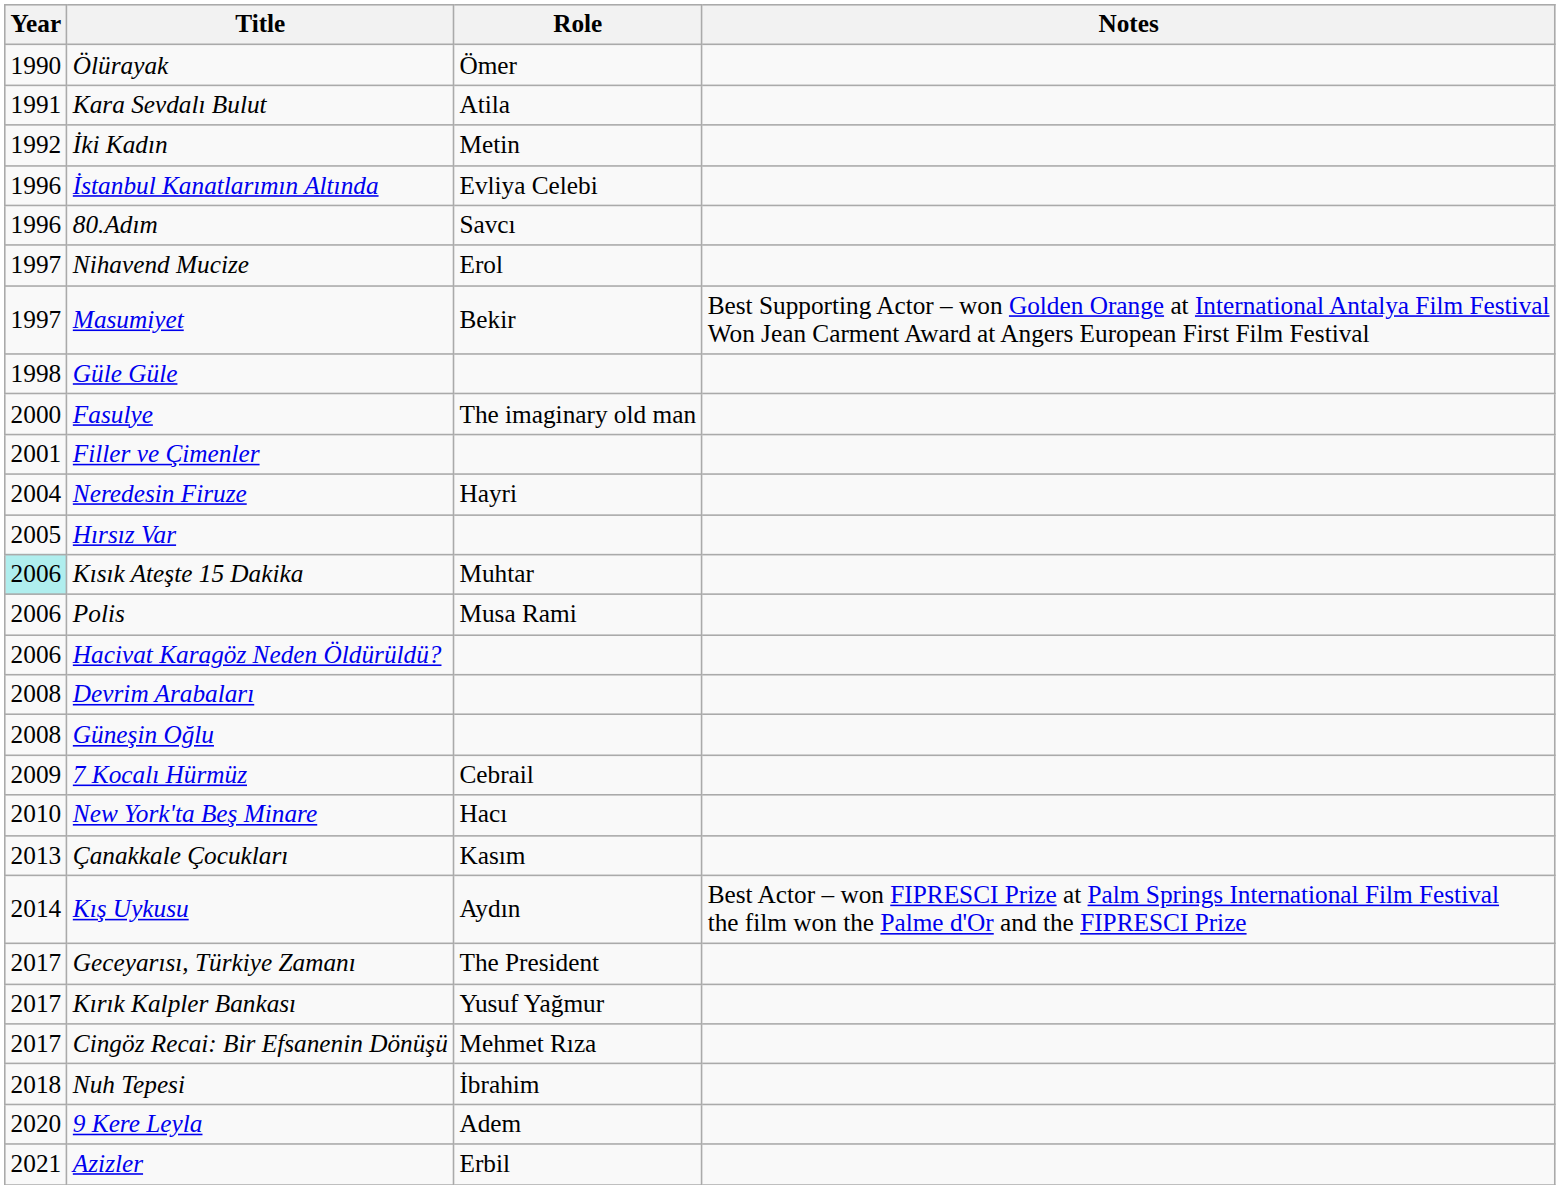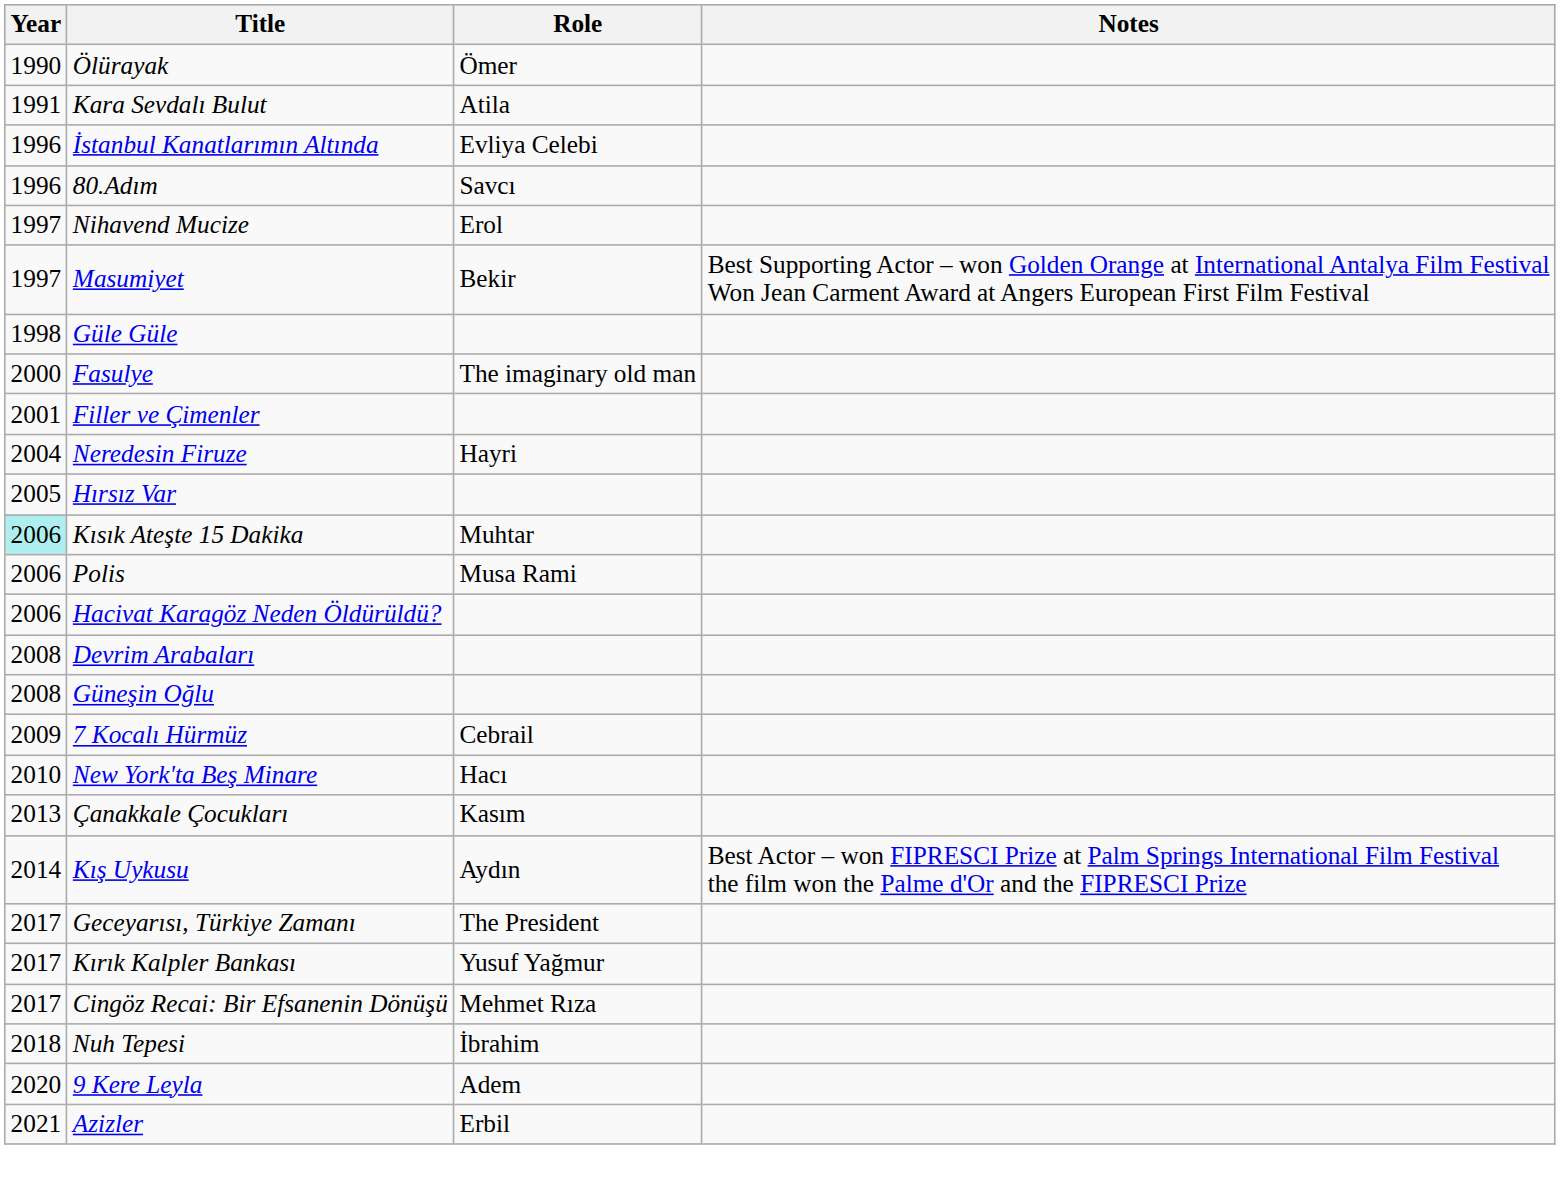- row: (120, 144)
